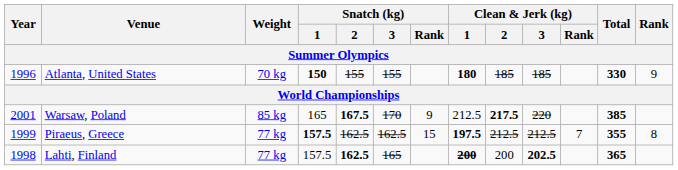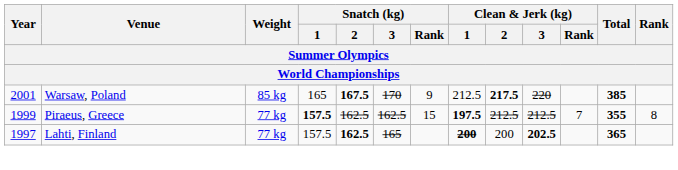- row: (100, 74)
(23, 154) 1998 -> (23, 134) 1997
